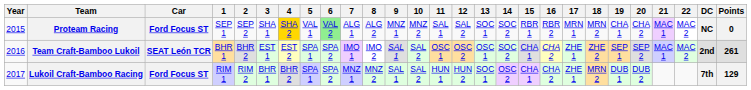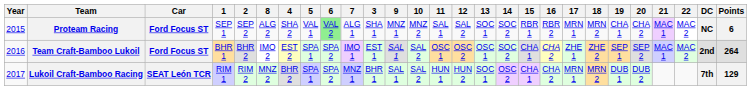columns swapped: (267, 11) <-> (374, 11)
(289, 28) gold background -> (290, 28) no background
(731, 28) 0 -> (731, 28) 6
(179, 51) SEAT León TCR -> (179, 51) Ford Focus ST
(731, 51) 261 -> (731, 51) 264
(179, 74) Ford Focus ST -> (179, 74) SEAT León TCR
(574, 74) ZHE 1 -> (574, 74) MRN 1
